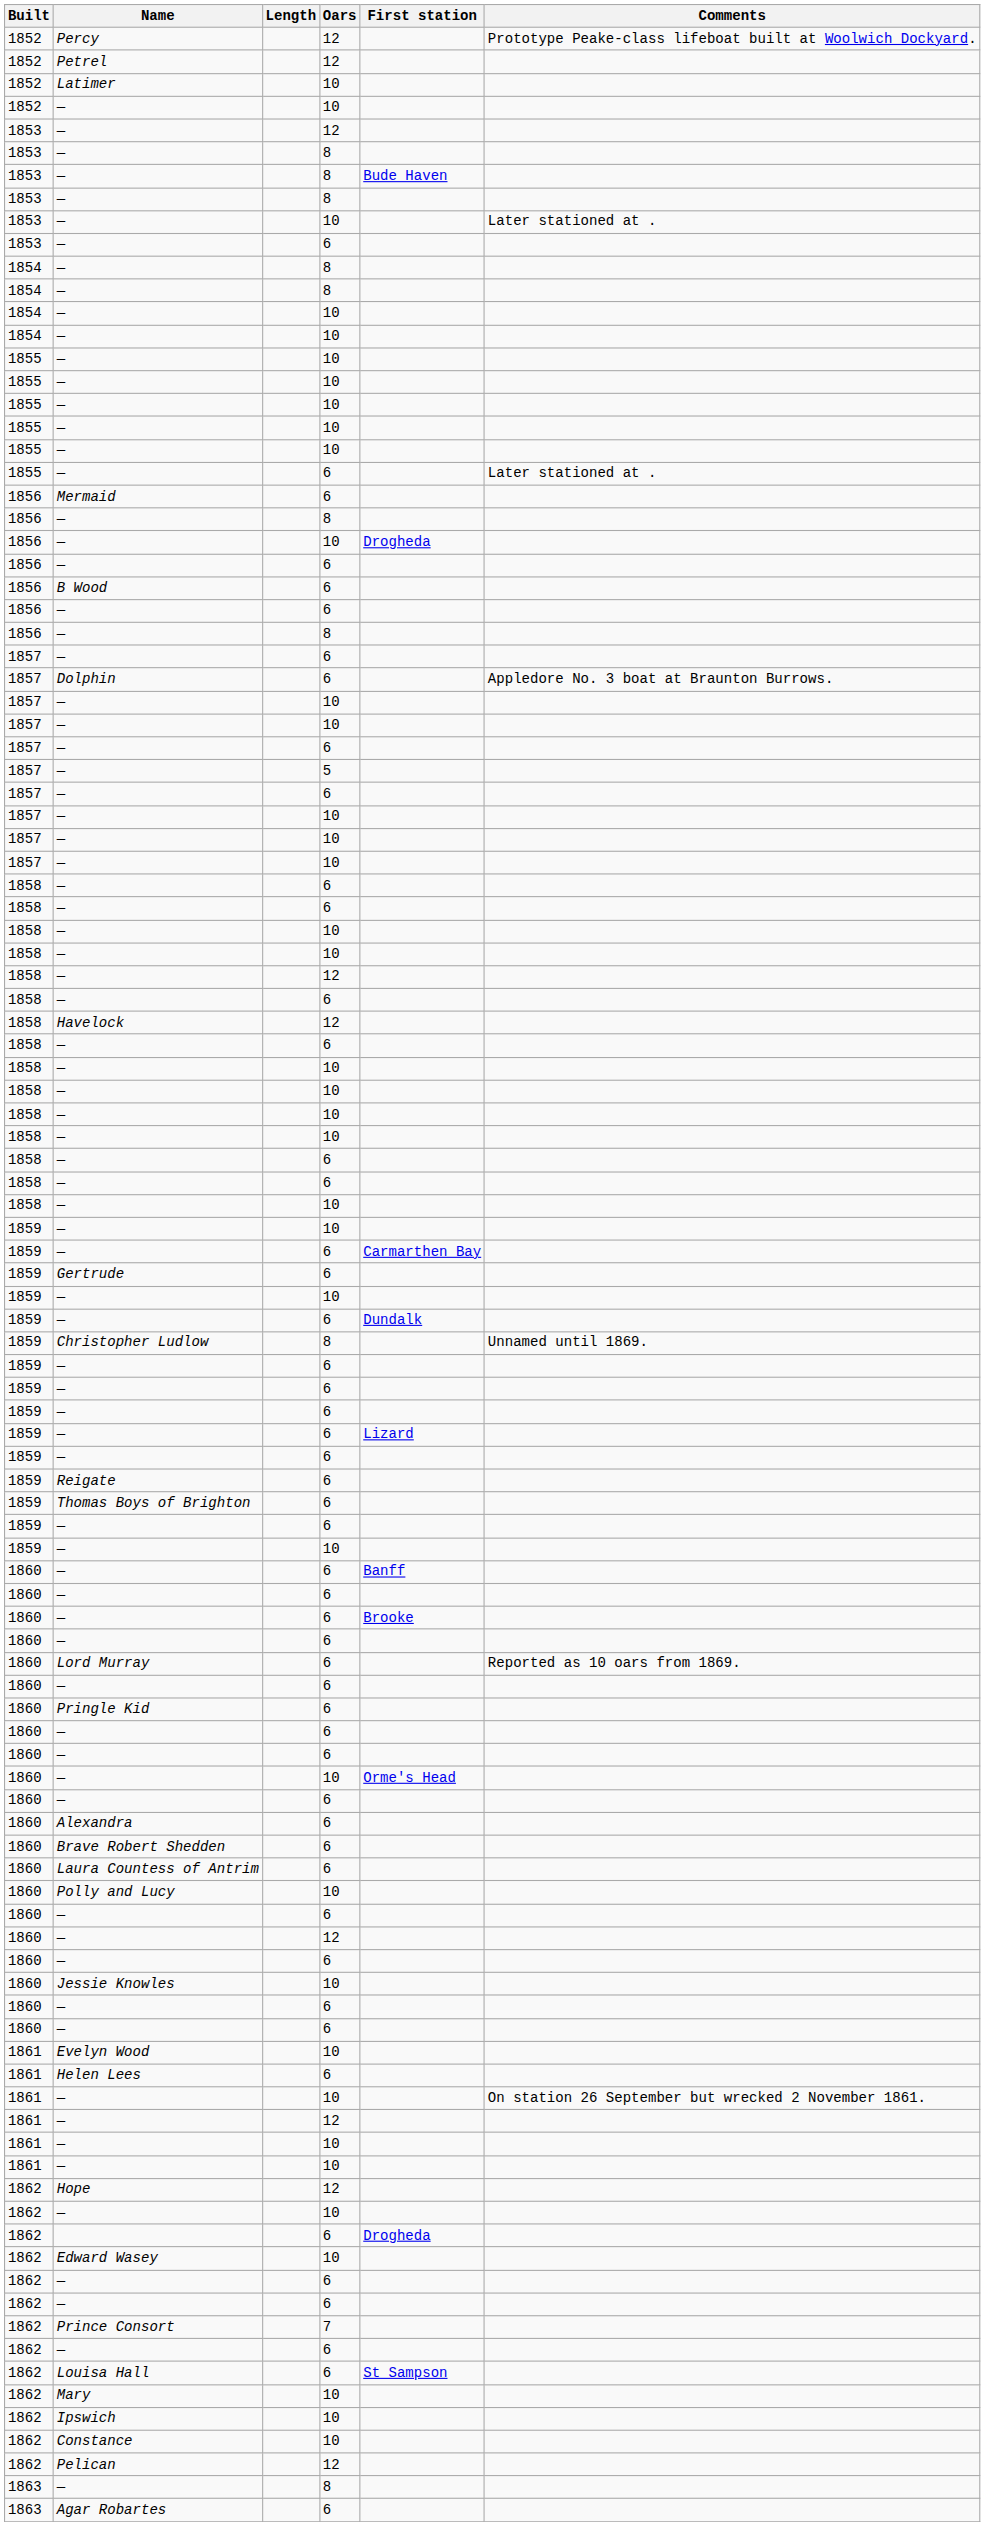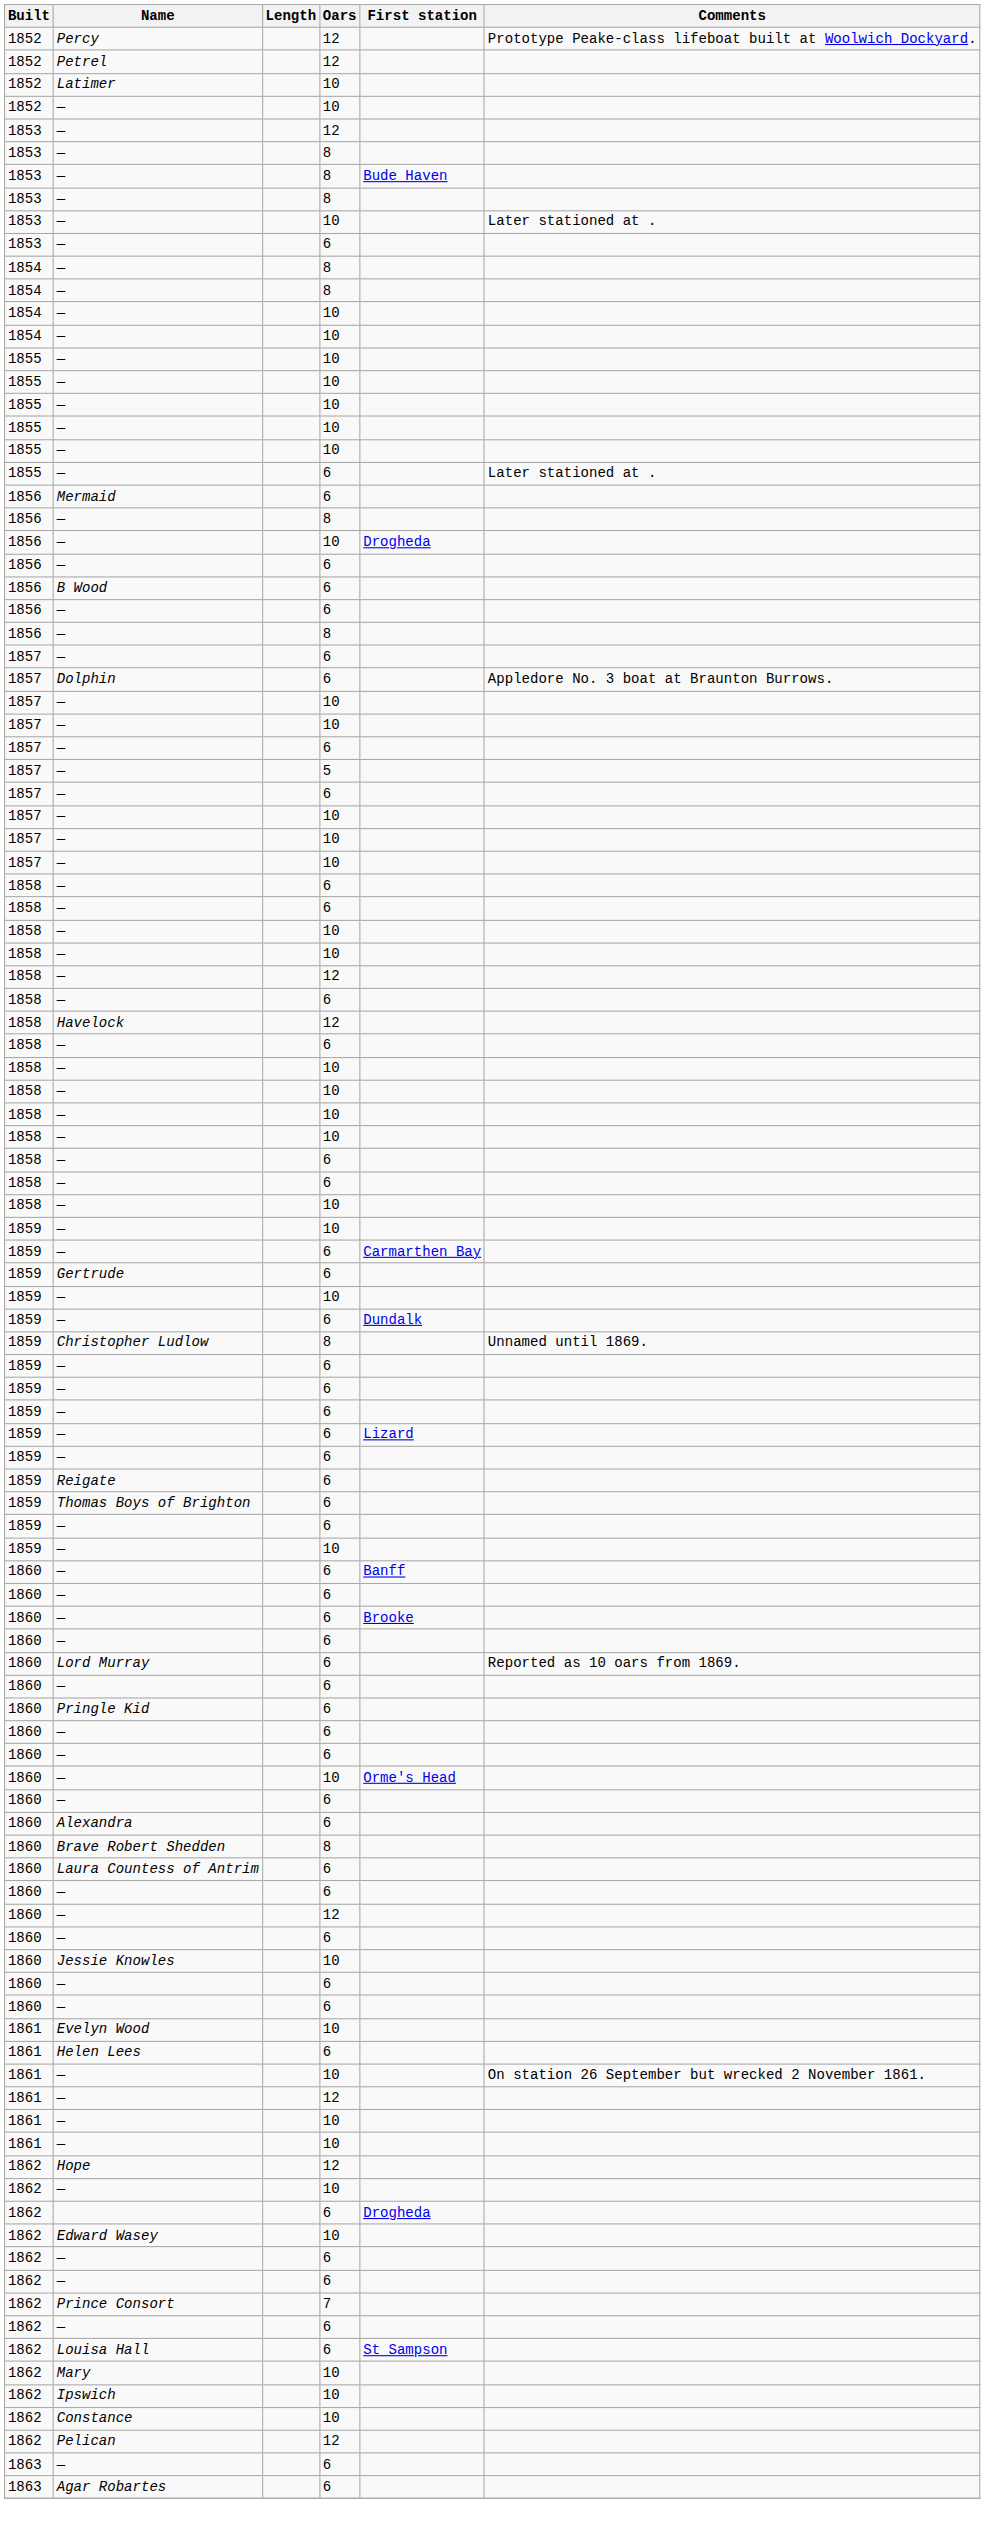(327, 1847) 6 -> (327, 1847) 8
- row: (25, 1892)
(327, 2487) 8 -> (327, 2464) 6
